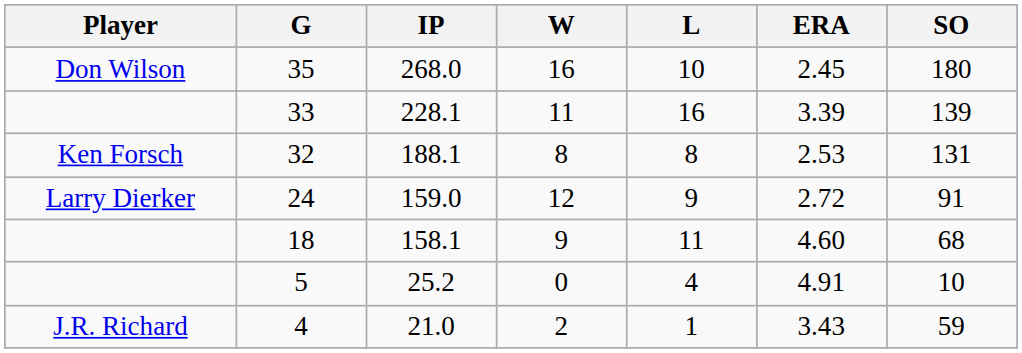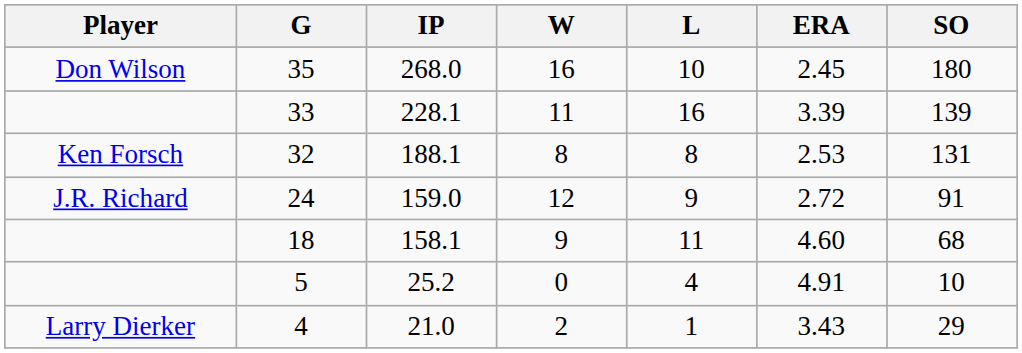(120, 197) Larry Dierker -> (120, 197) J.R. Richard
(120, 326) J.R. Richard -> (120, 326) Larry Dierker
(951, 326) 59 -> (951, 326) 29
